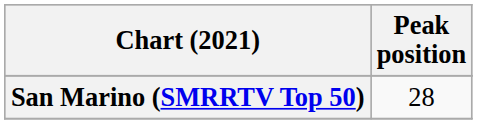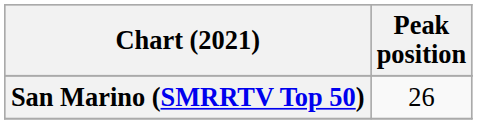(421, 97) 28 -> (421, 97) 26
